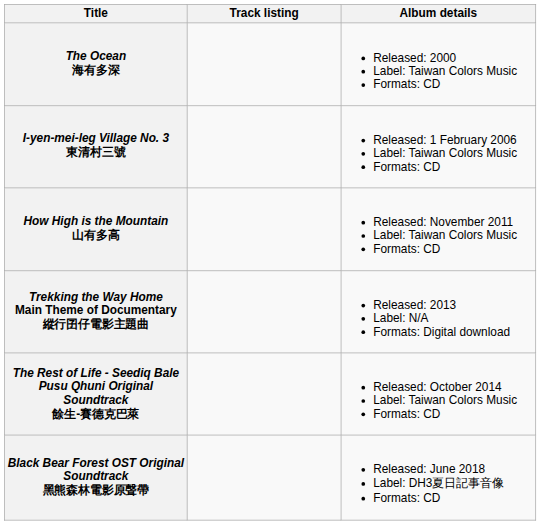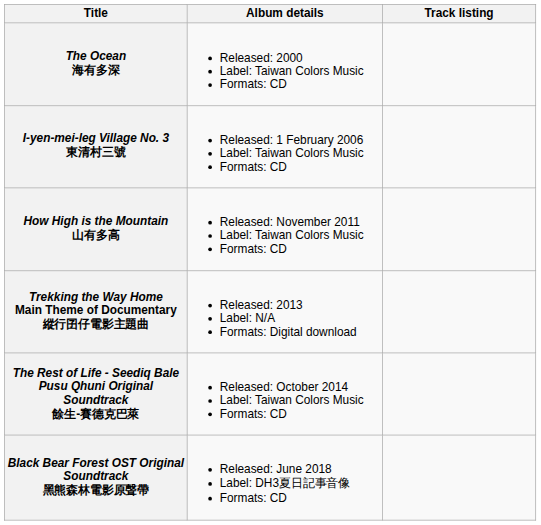columns swapped: (438, 13) <-> (264, 13)
